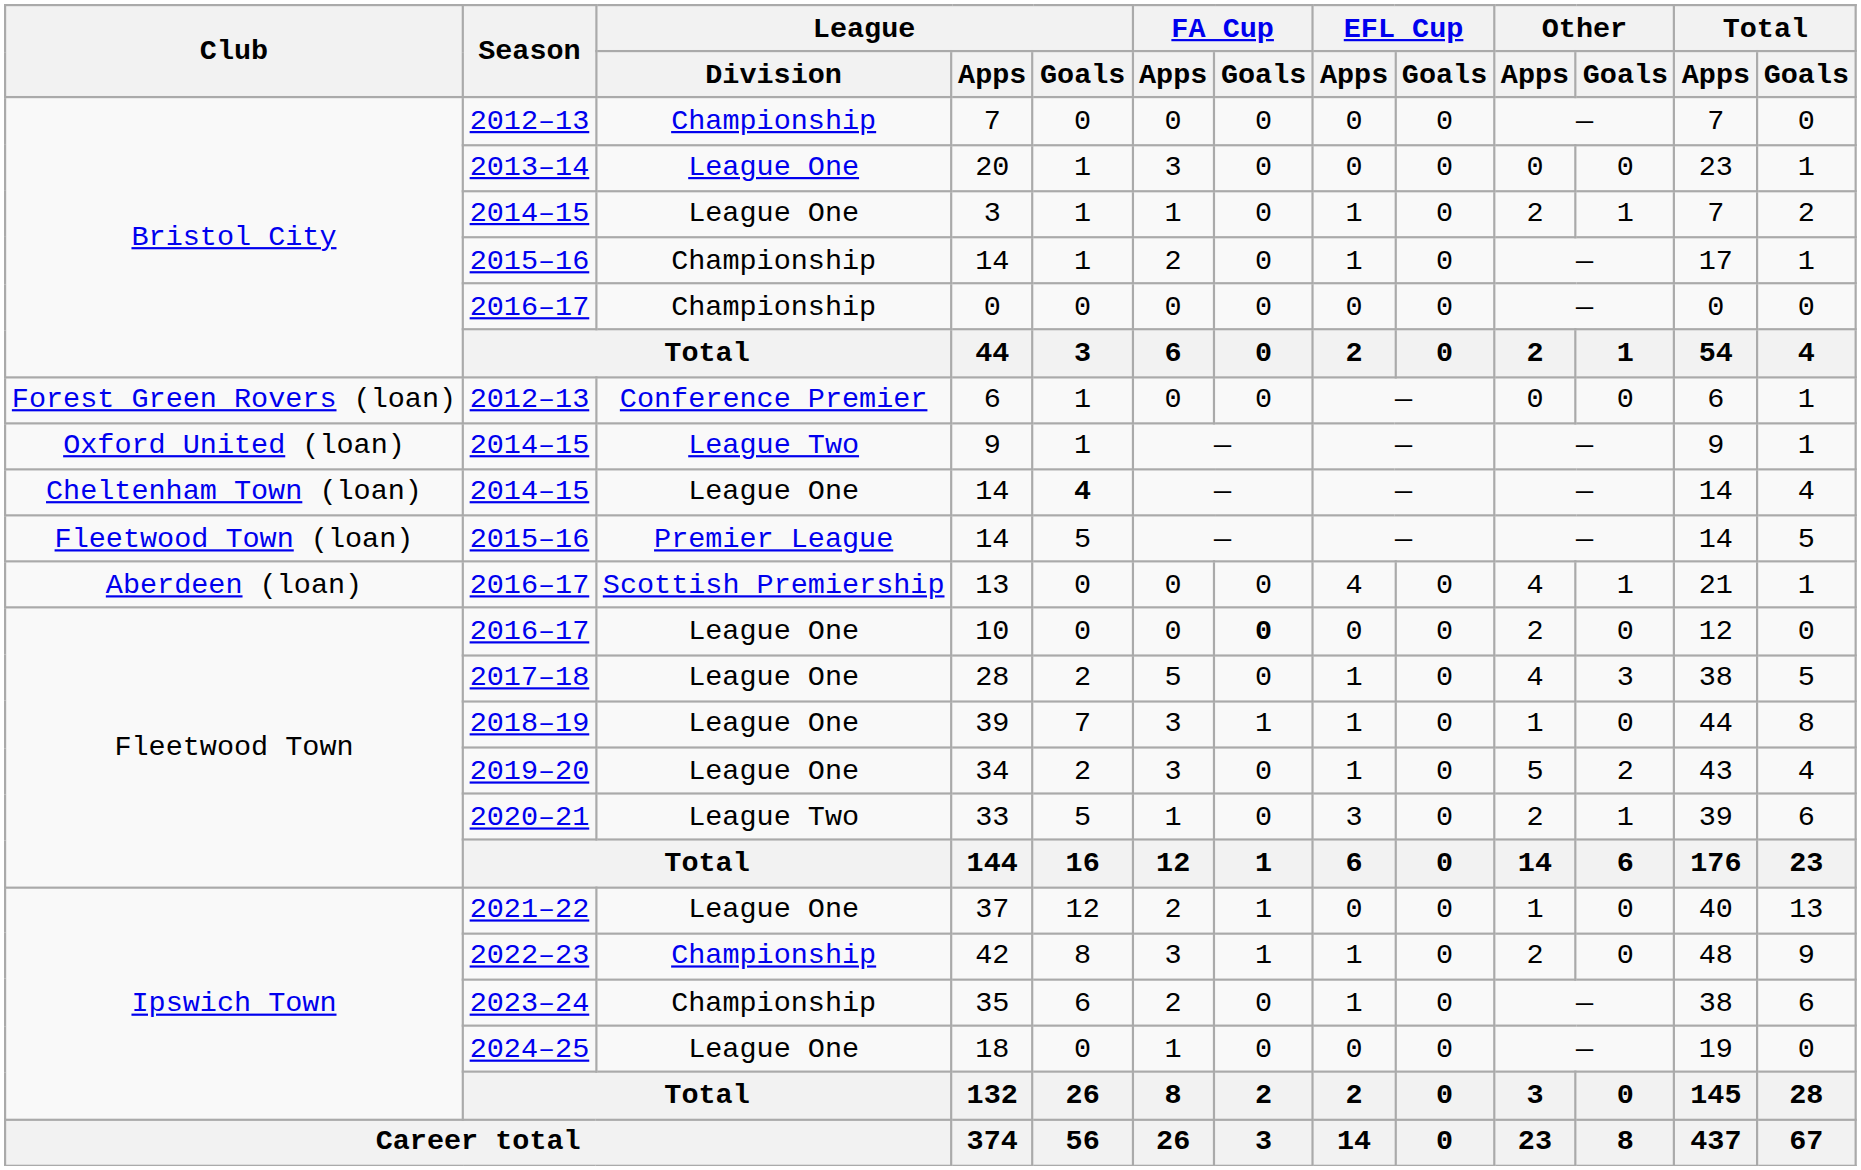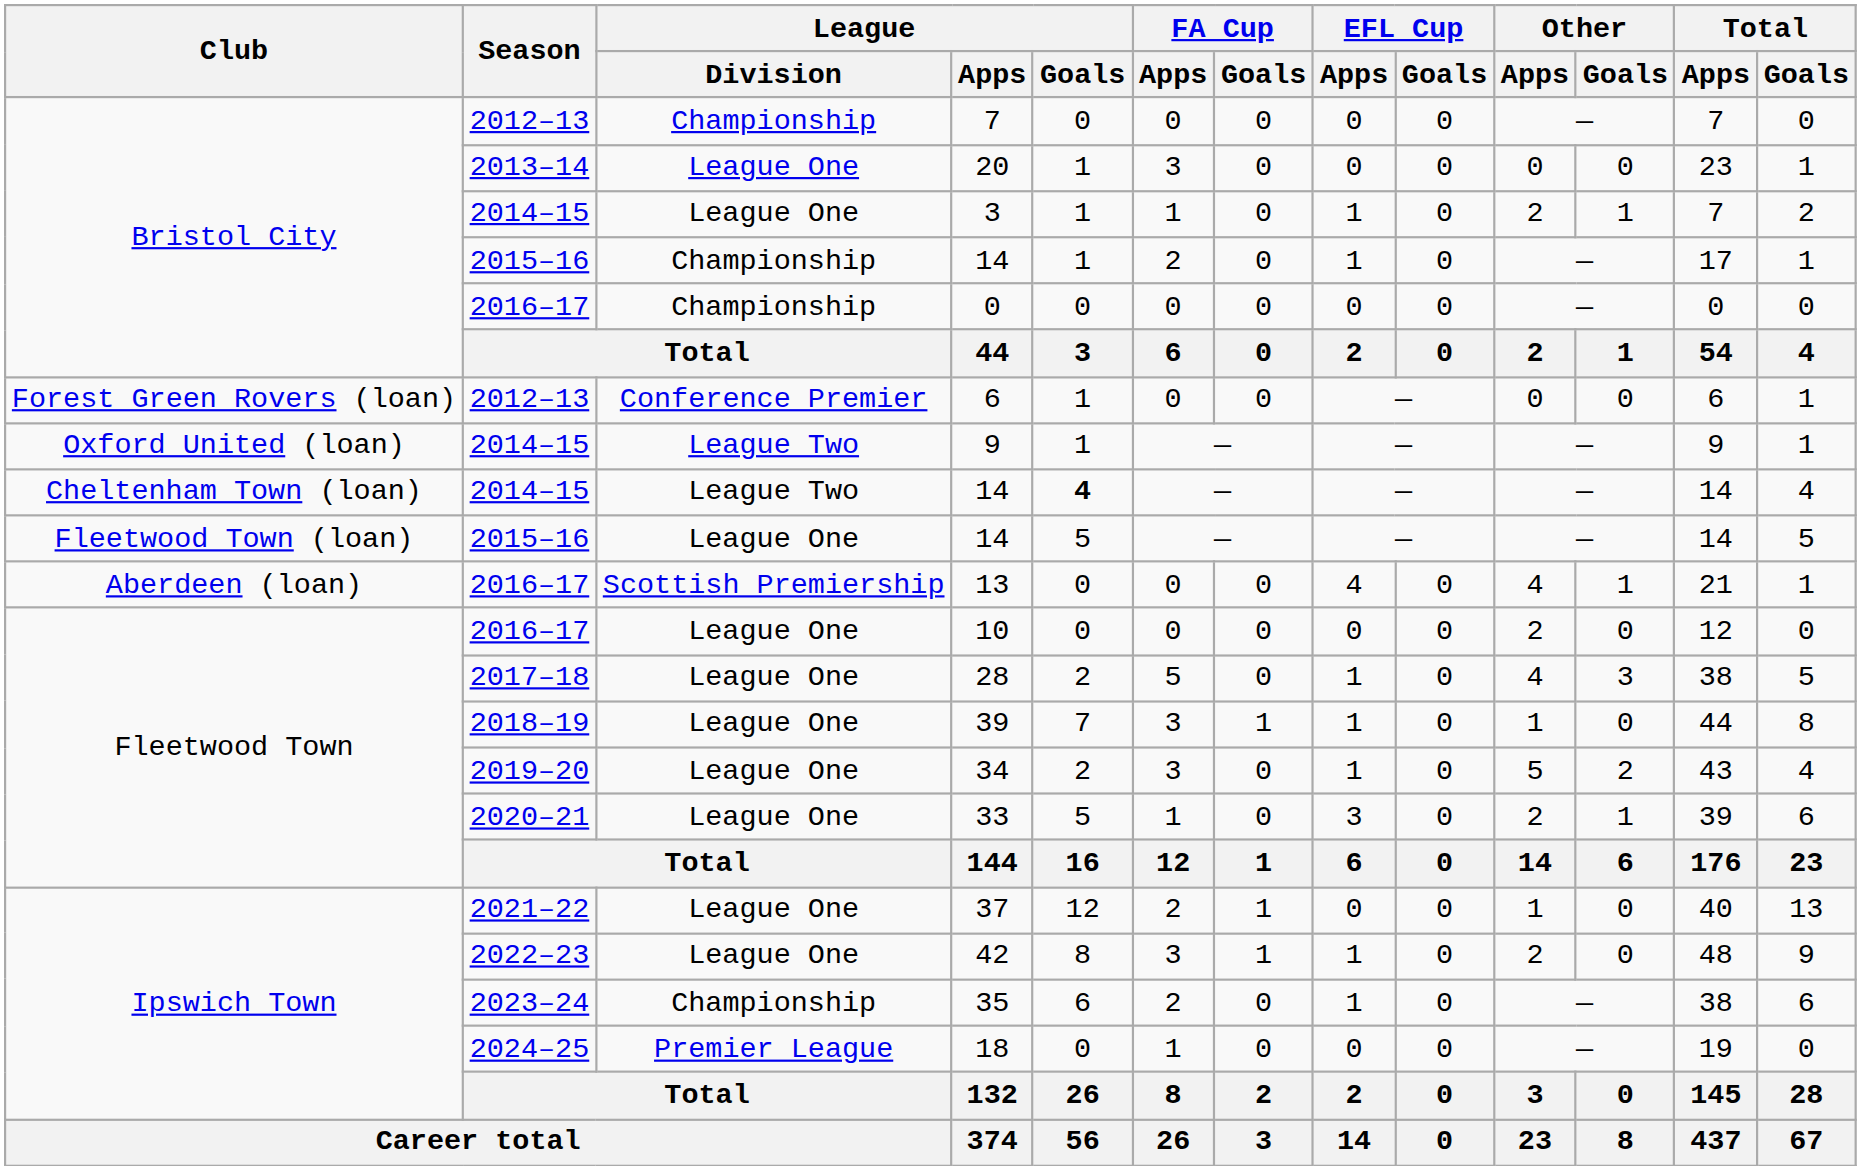(774, 492) League One -> (774, 492) League Two
(774, 539) Premier League -> (774, 539) League One
(1264, 632) bold -> (1264, 632) normal
(774, 817) League Two -> (774, 817) League One
(774, 956) Championship -> (774, 956) League One
(774, 1049) League One -> (774, 1049) Premier League
